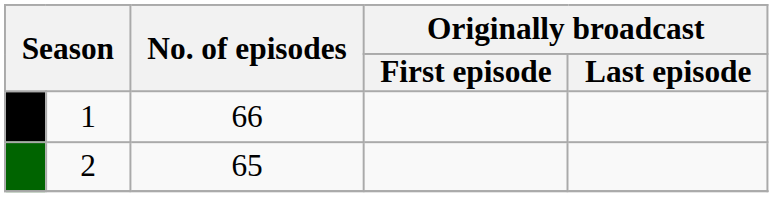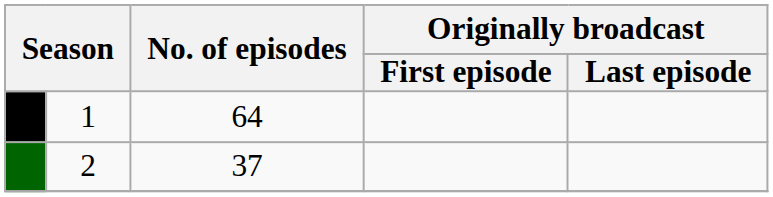(247, 116) 66 -> (247, 116) 64
(247, 166) 65 -> (247, 166) 37
